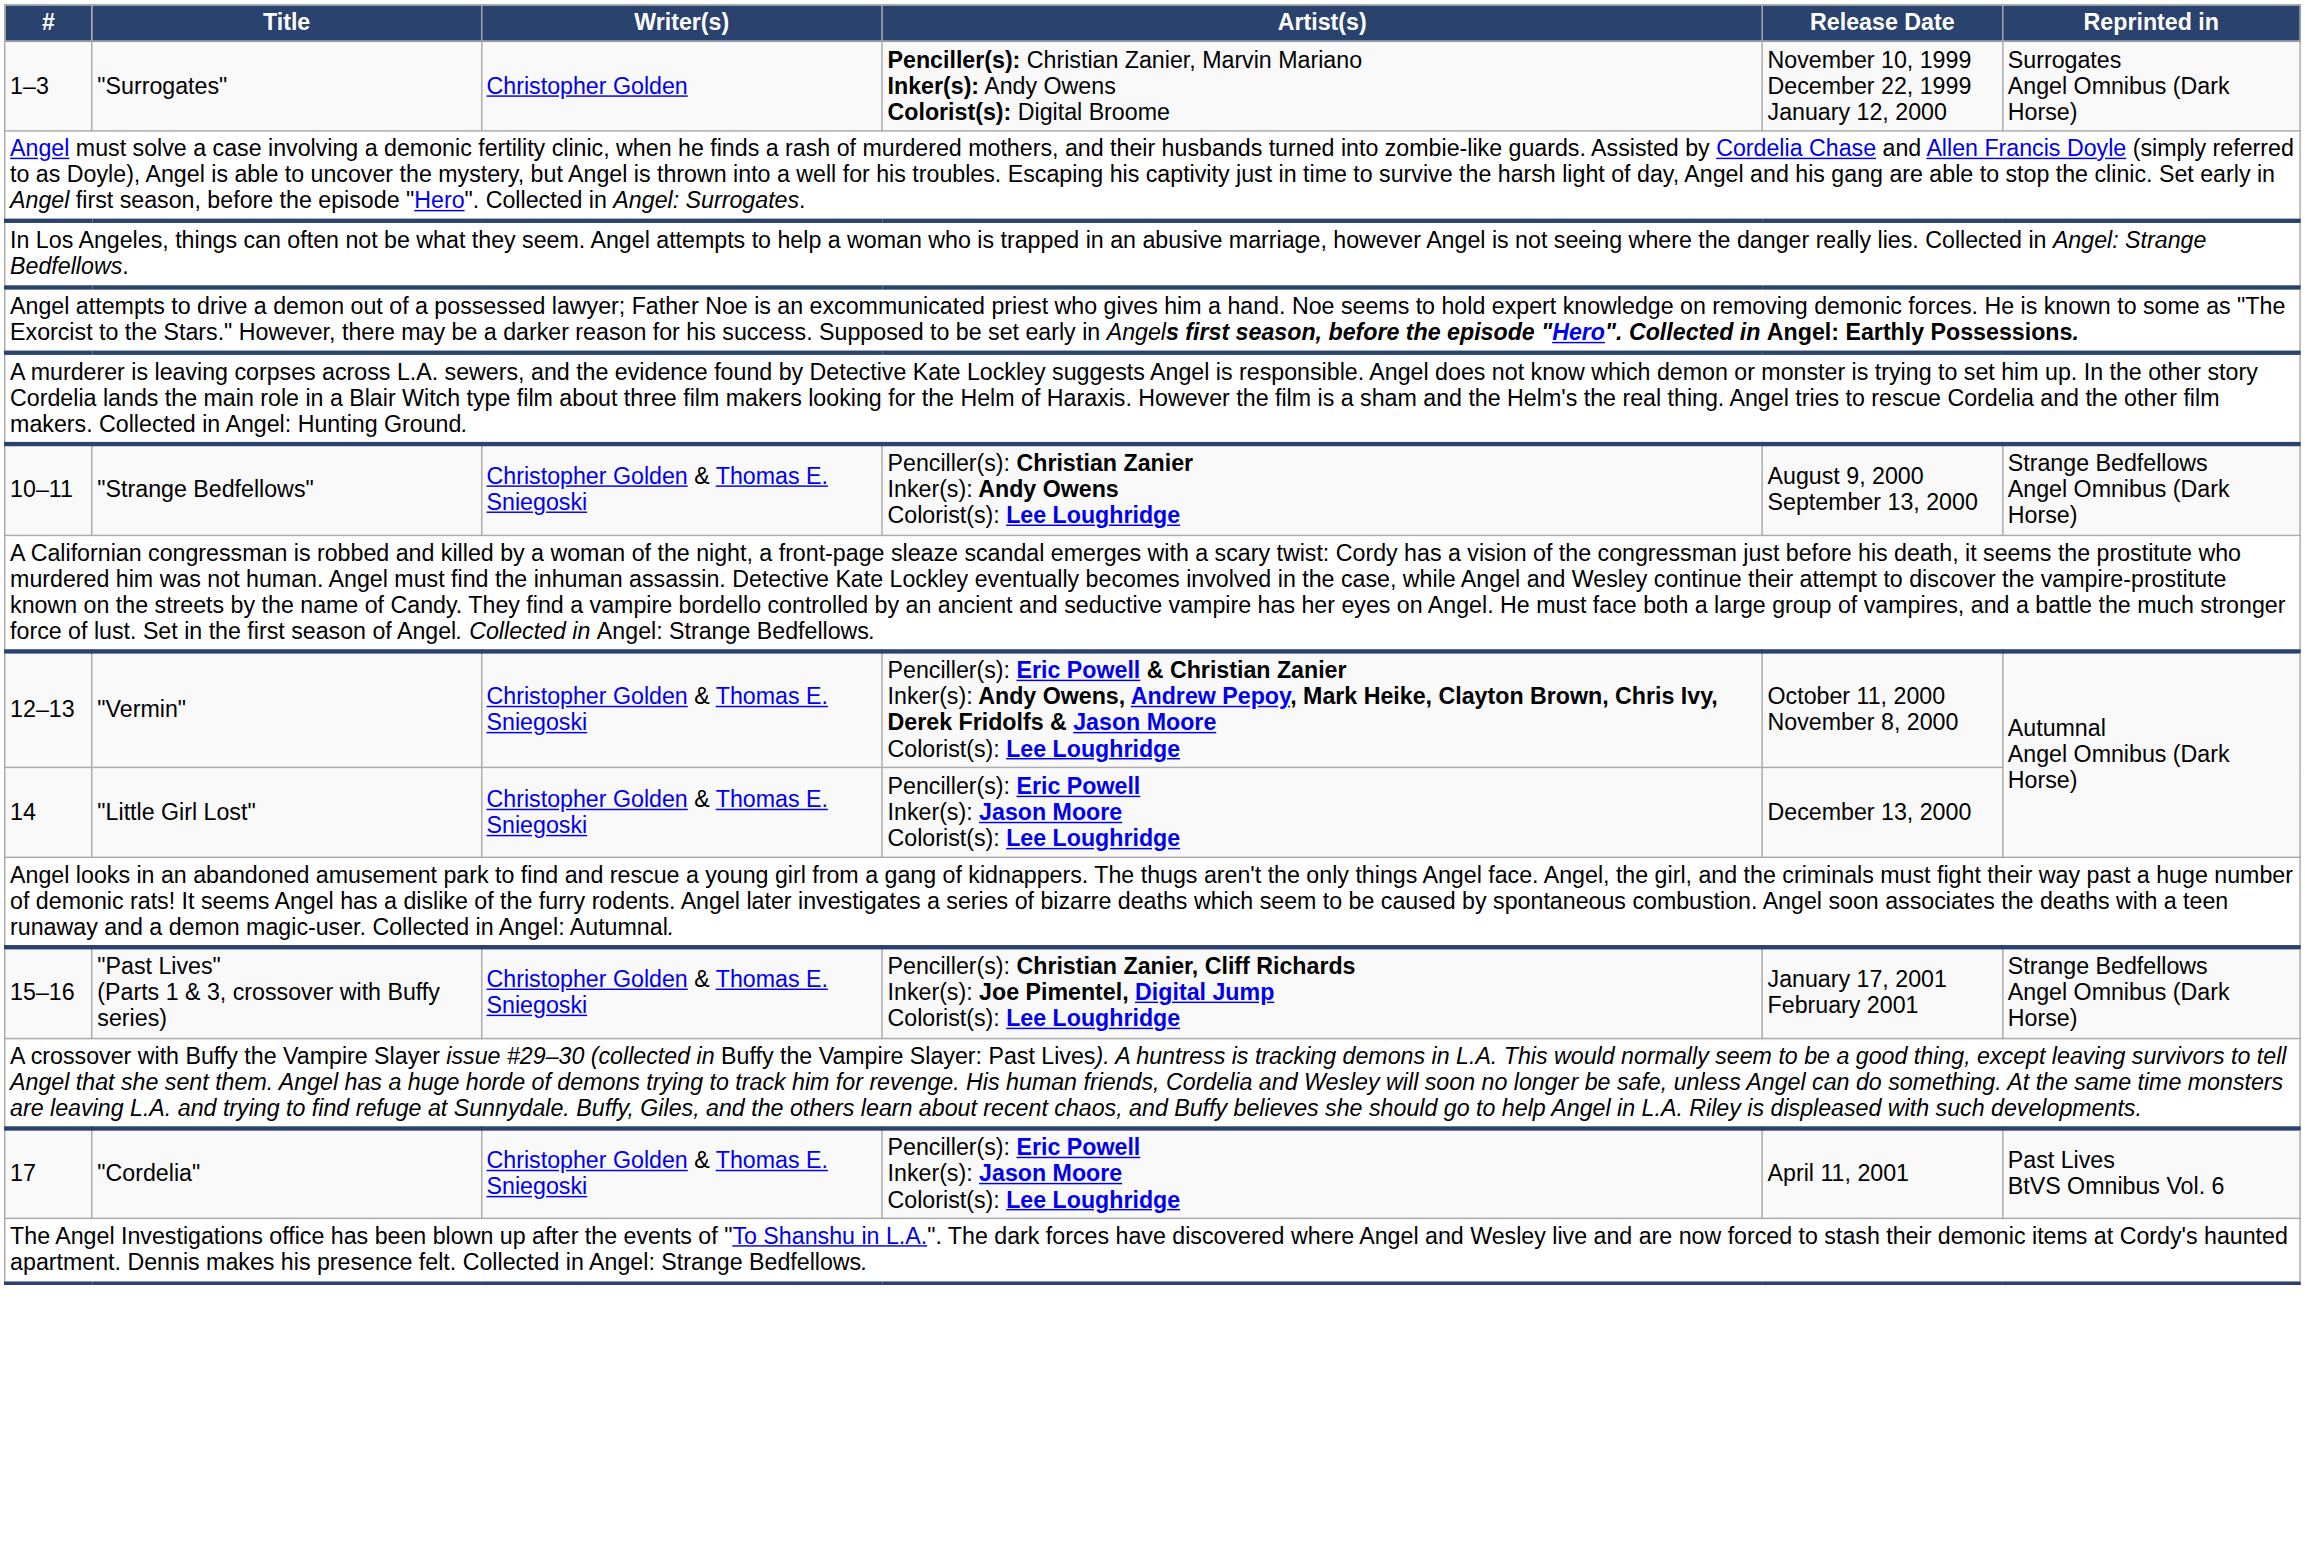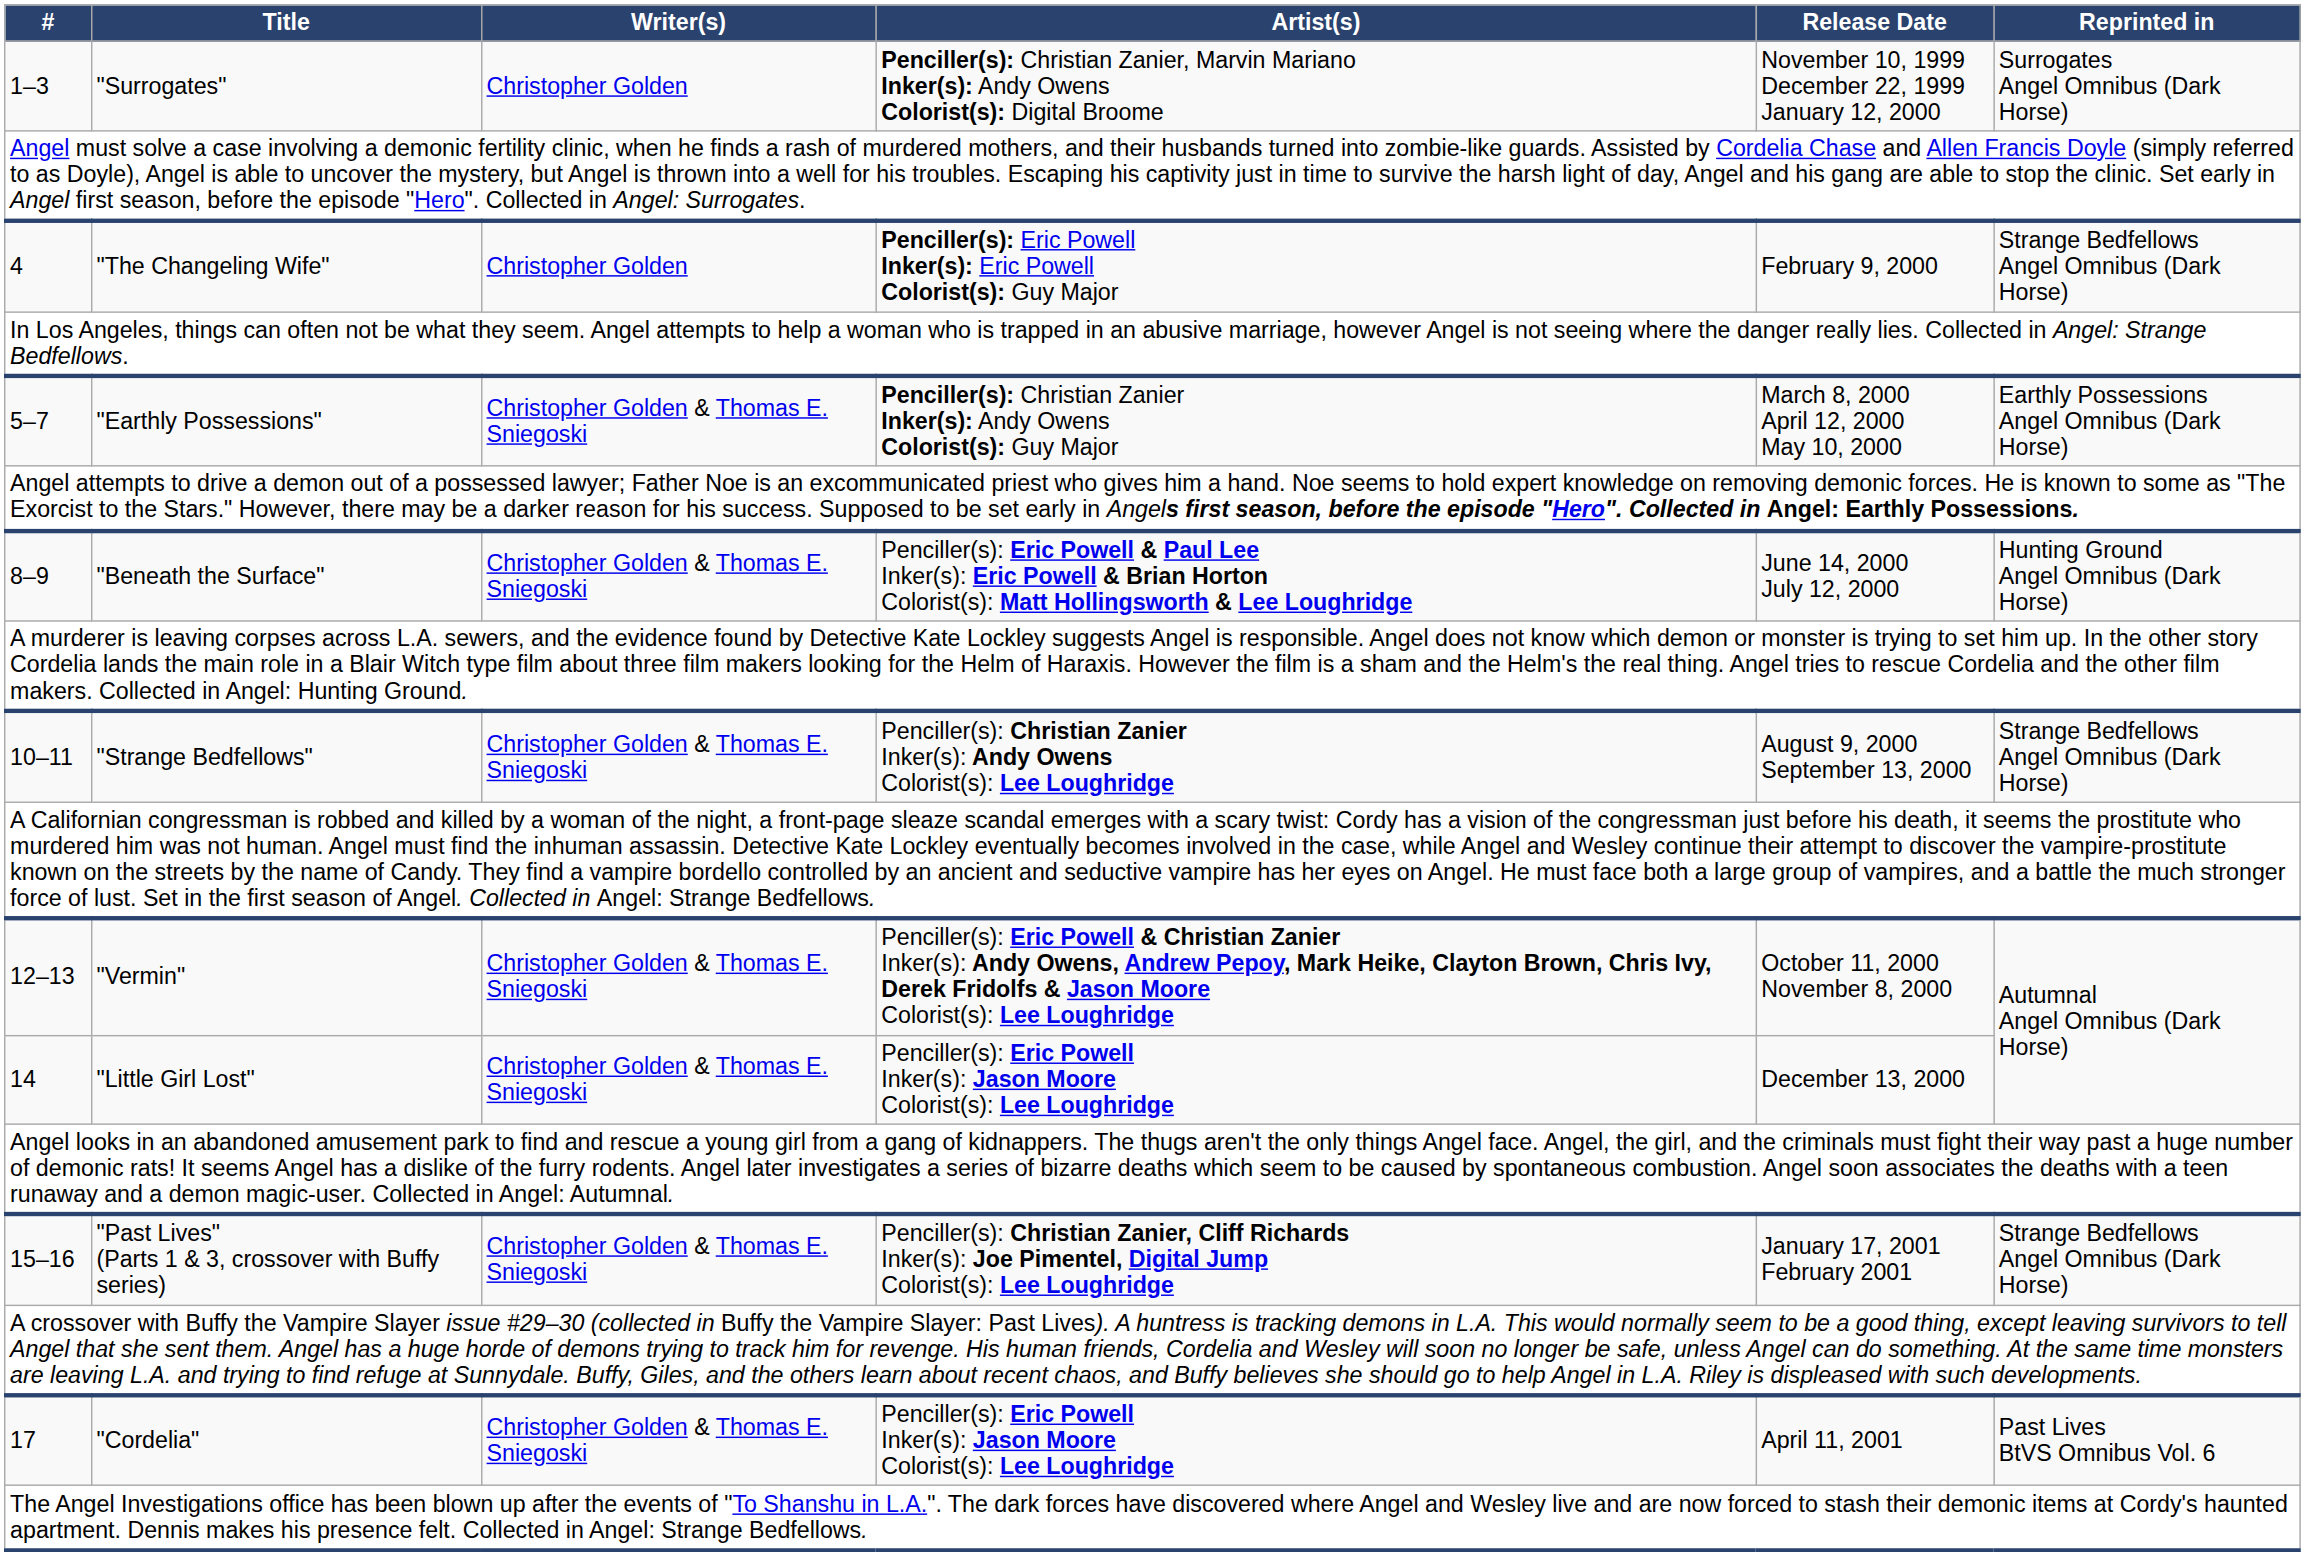+ row: (213, 266)
+ row: (209, 421)
+ row: (210, 576)
